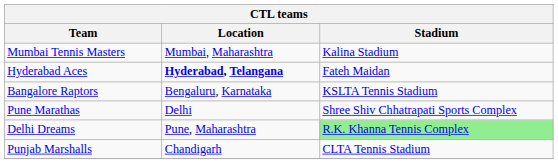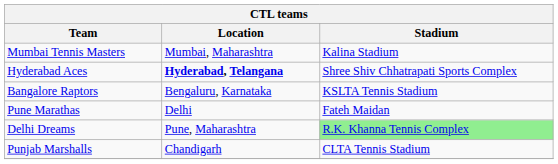(356, 71) Fateh Maidan -> (420, 71) Shree Shiv Chhatrapati Sports Complex
(420, 110) Shree Shiv Chhatrapati Sports Complex -> (356, 110) Fateh Maidan
